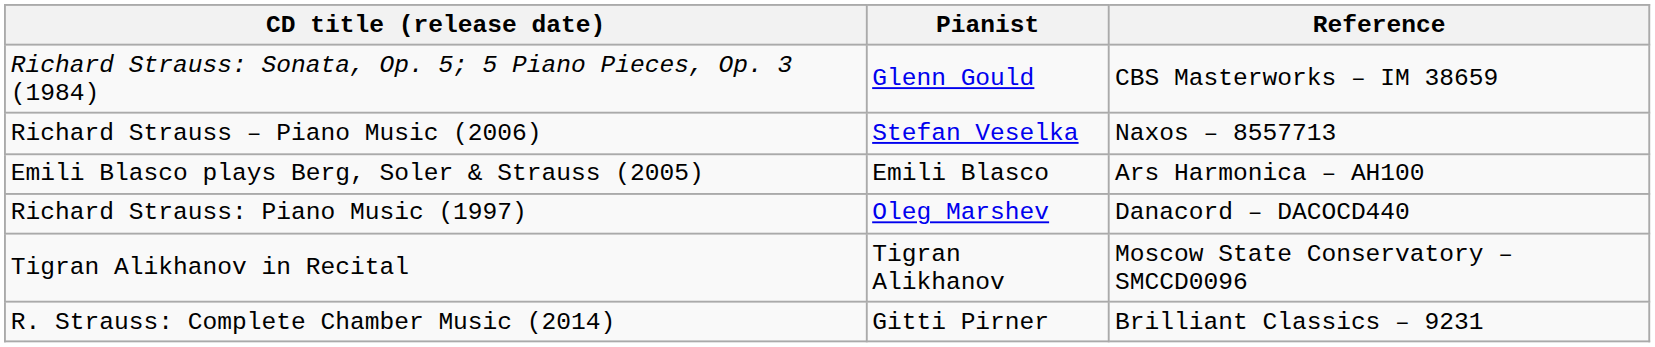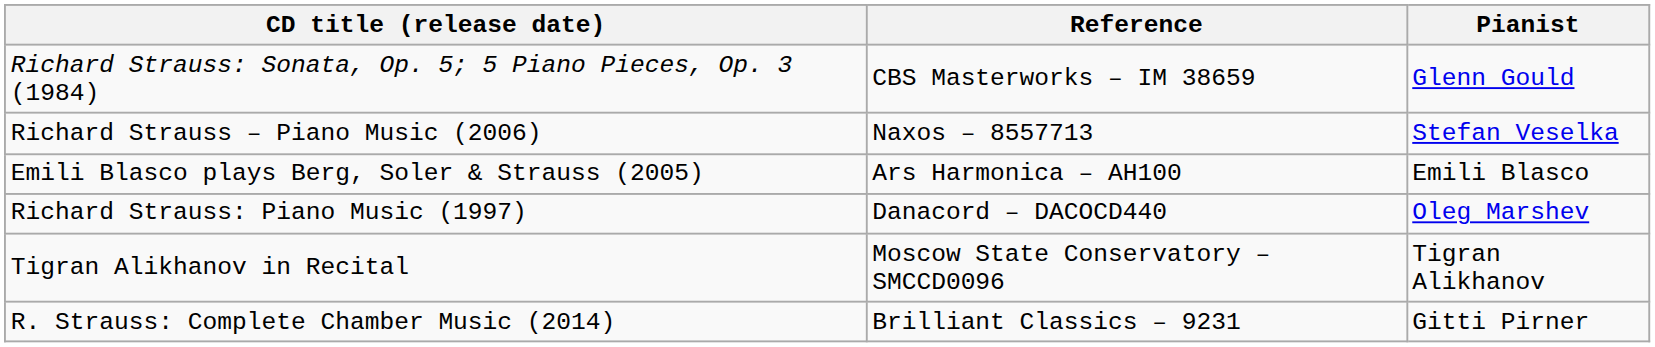columns swapped: (988, 25) <-> (1379, 25)
